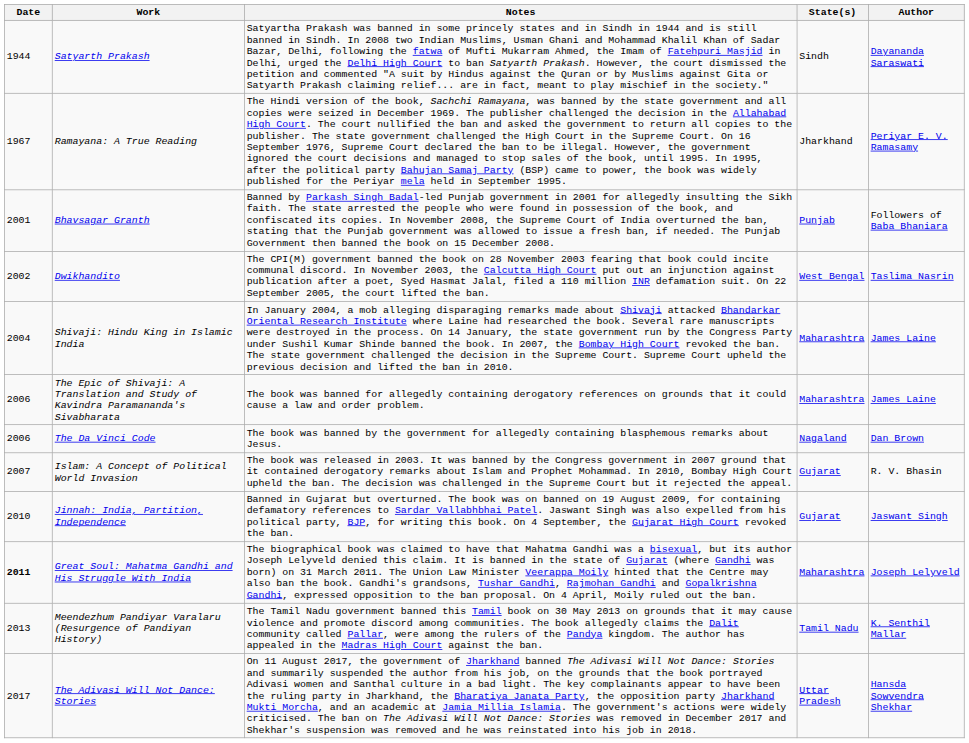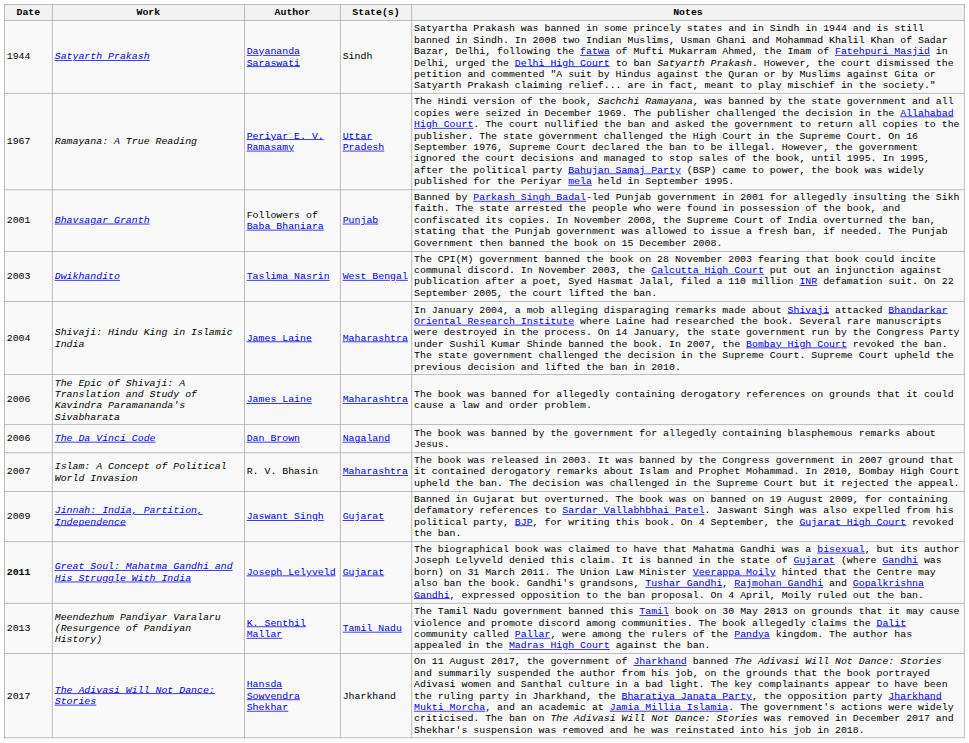columns swapped: (916, 12) <-> (521, 12)
(826, 142) Jharkhand -> (363, 142) Uttar Pradesh
(19, 276) 2002 -> (19, 276) 2003
(820, 472) Gujarat -> (375, 472) Maharashtra
(19, 516) 2010 -> (19, 516) 2009
(832, 572) Maharashtra -> (363, 572) Gujarat
(820, 696) Uttar Pradesh -> (369, 696) Jharkhand
